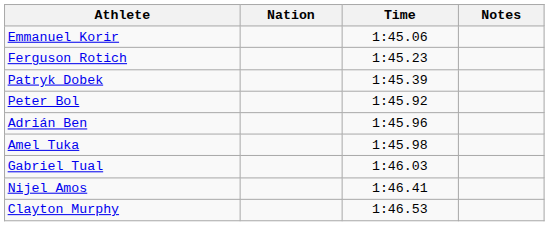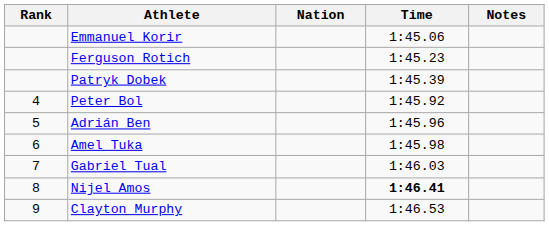+ column: (36, 15)
(400, 188) normal -> (417, 188) bold
